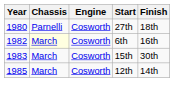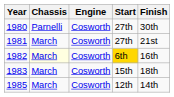(149, 27) 18th -> (149, 27) 30th
+ row: (17, 41)
(121, 41) no background -> (121, 56) gold background
(149, 56) 30th -> (149, 71) 18th
